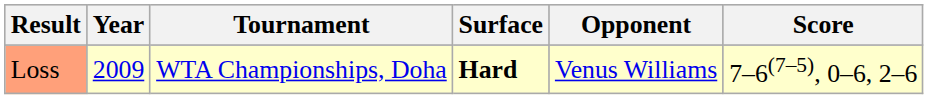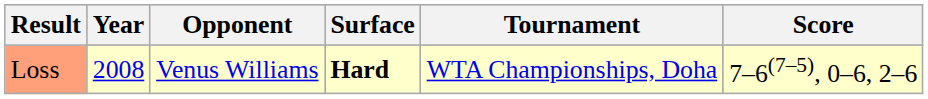columns swapped: (301, 24) <-> (636, 24)
(119, 69) 2009 -> (119, 69) 2008
